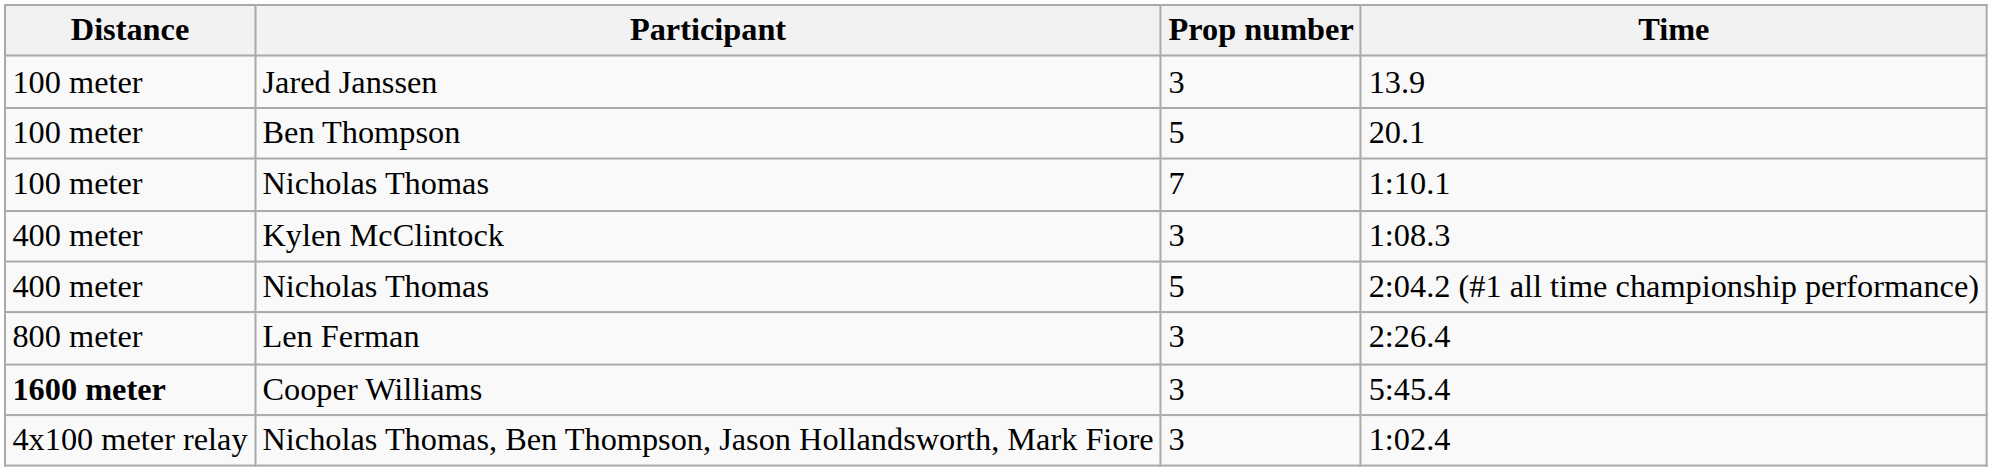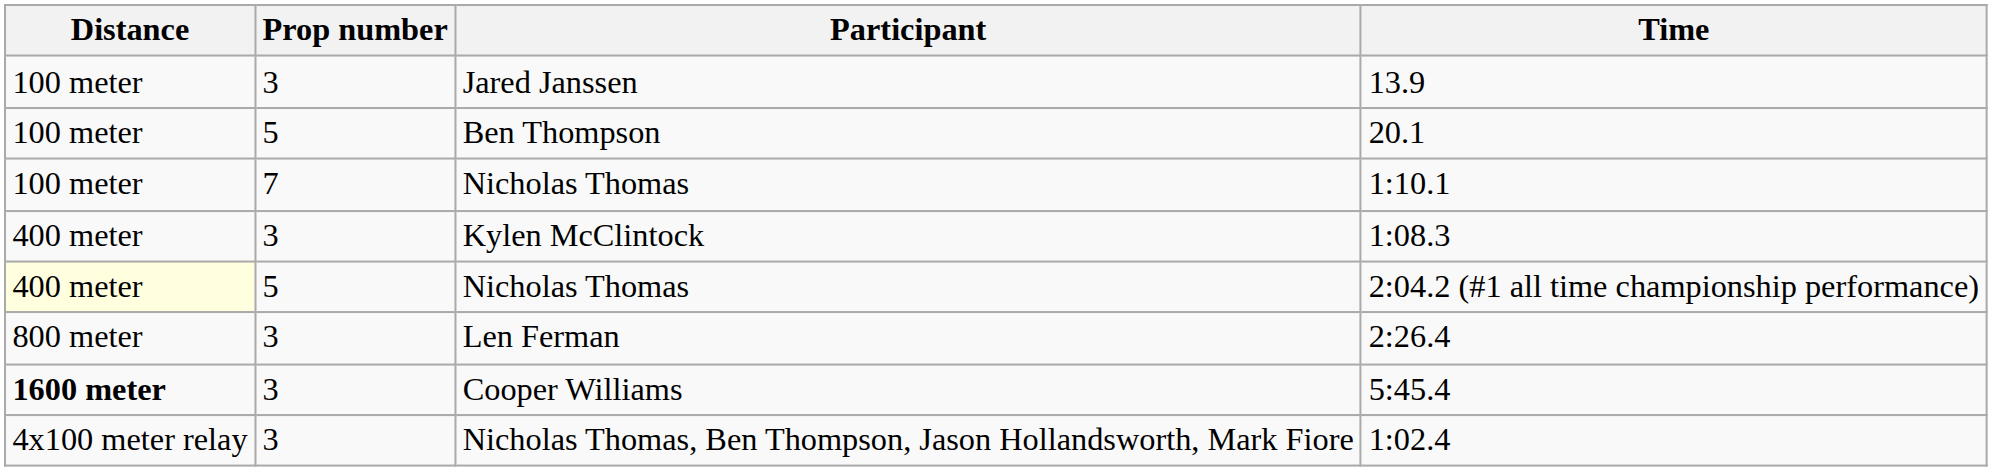columns swapped: (1261, 30) <-> (708, 30)
(78, 286) no background -> (78, 286) lightyellow background
